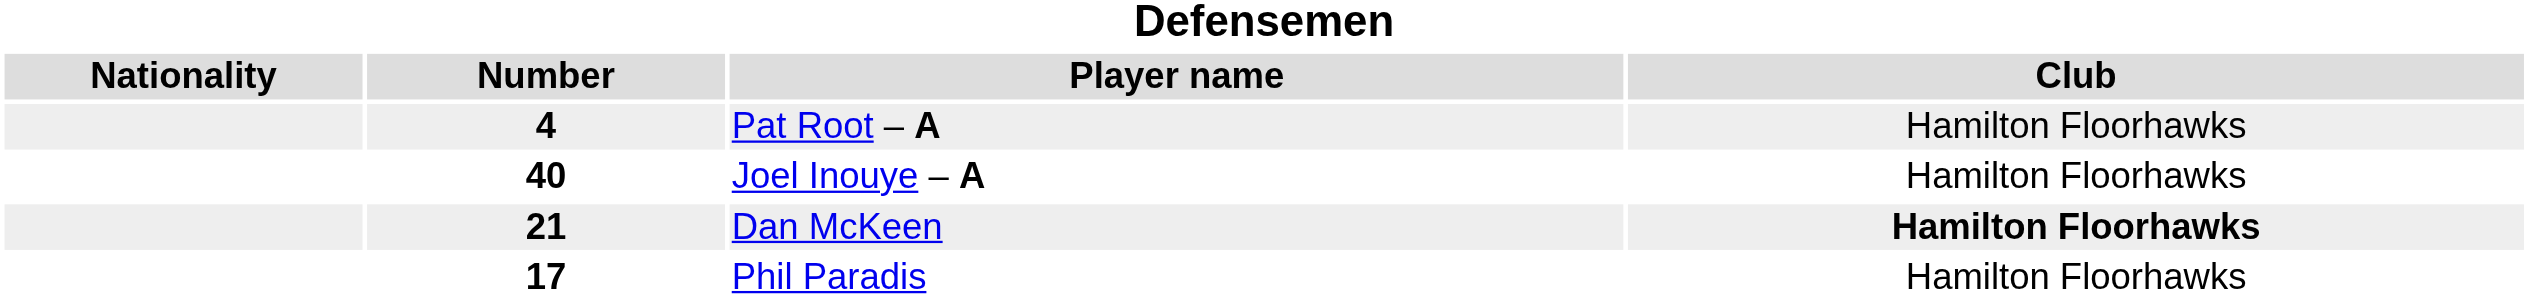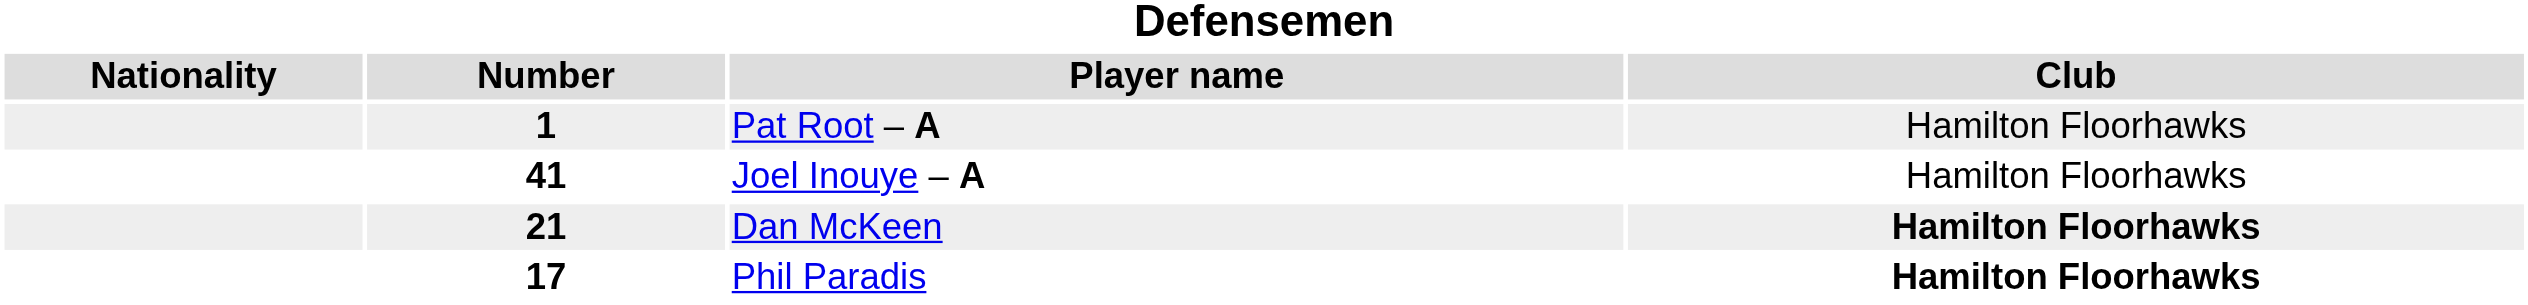(546, 126) 4 -> (546, 126) 1
(546, 176) 40 -> (546, 176) 41
(2076, 276) normal -> (2076, 276) bold
